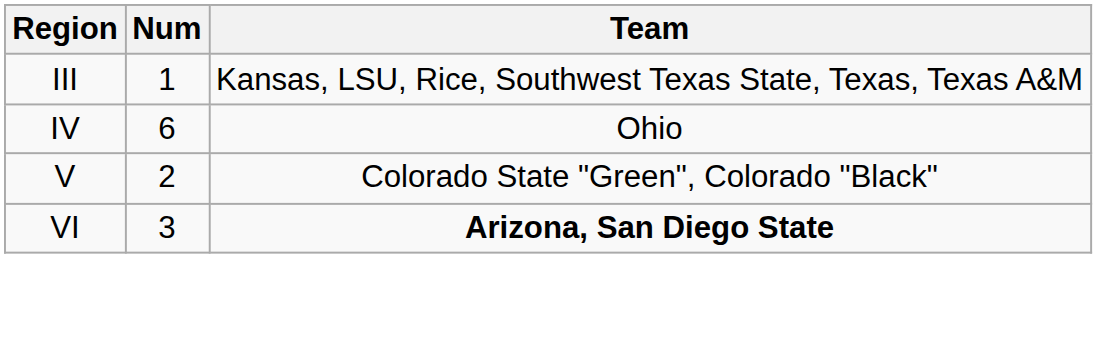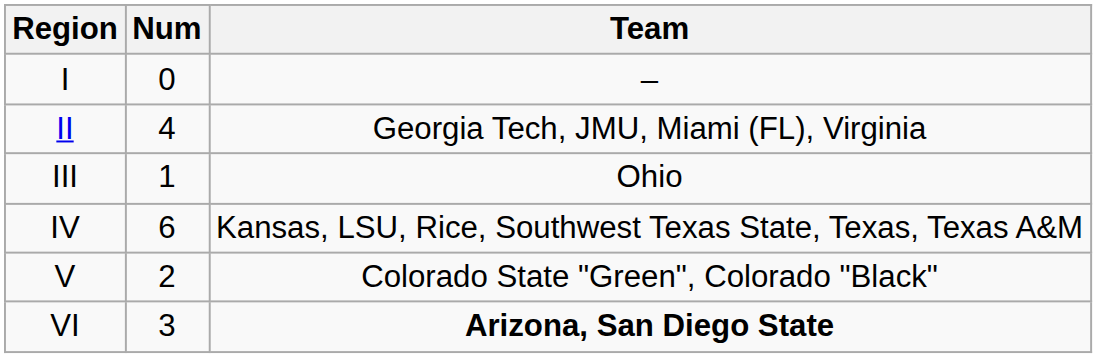+ row: (65, 78)
+ row: (65, 128)
(650, 78) Kansas, LSU, Rice, Southwest Texas State, Texas, Texas A&M -> (650, 177) Ohio
(650, 128) Ohio -> (650, 227) Kansas, LSU, Rice, Southwest Texas State, Texas, Texas A&M
